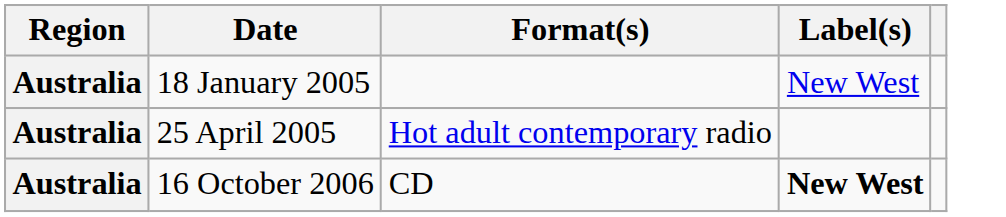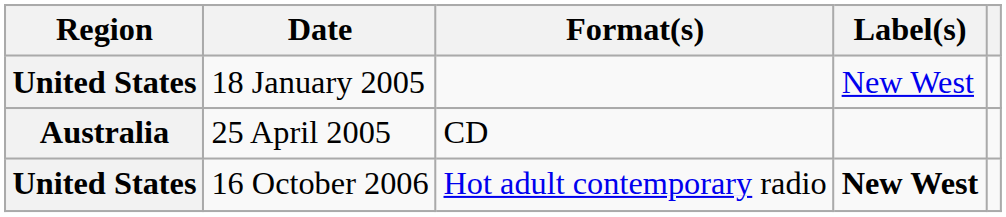(77, 81) Australia -> (104, 81) United States
(580, 132) Hot adult contemporary radio -> (466, 132) CD
(77, 183) Australia -> (104, 183) United States
(411, 183) CD -> (635, 183) Hot adult contemporary radio
